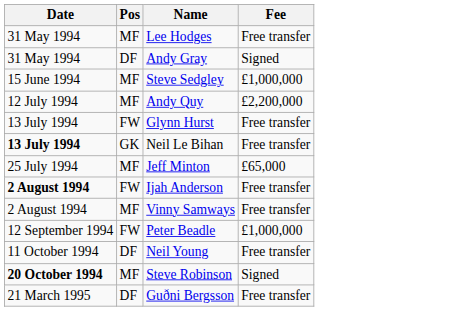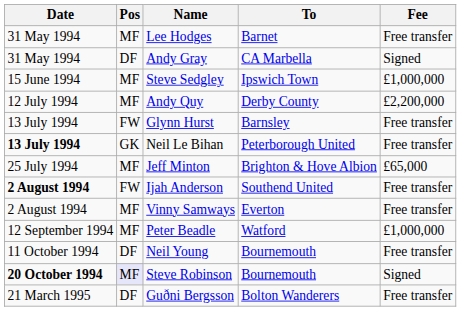+ column: (309, 15)
(130, 230) FW -> (129, 230) MF
(129, 274) no background -> (129, 274) lavender background
